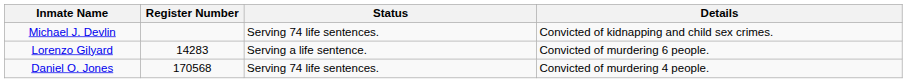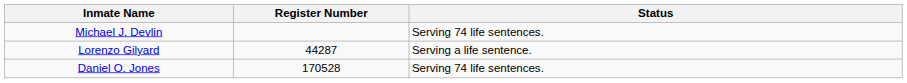- column: (719, 13)
(192, 50) 14283 -> (321, 50) 44287
(192, 68) 170568 -> (321, 68) 170528
